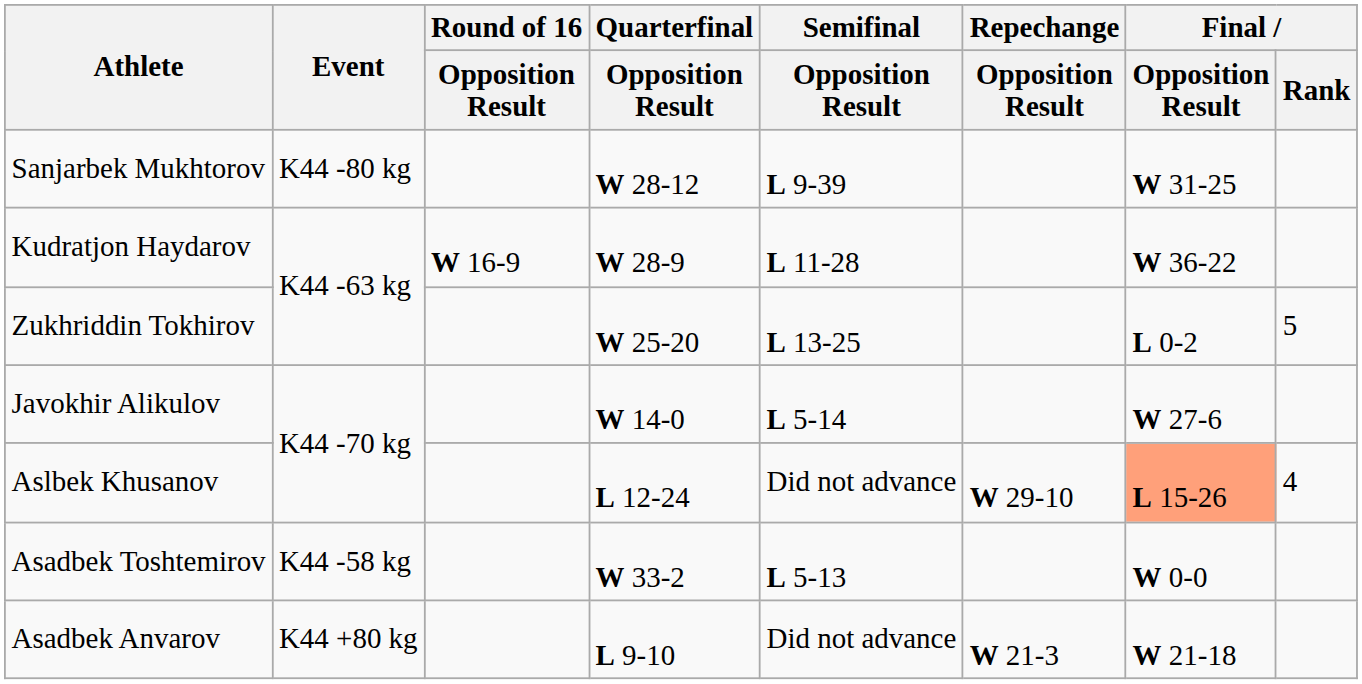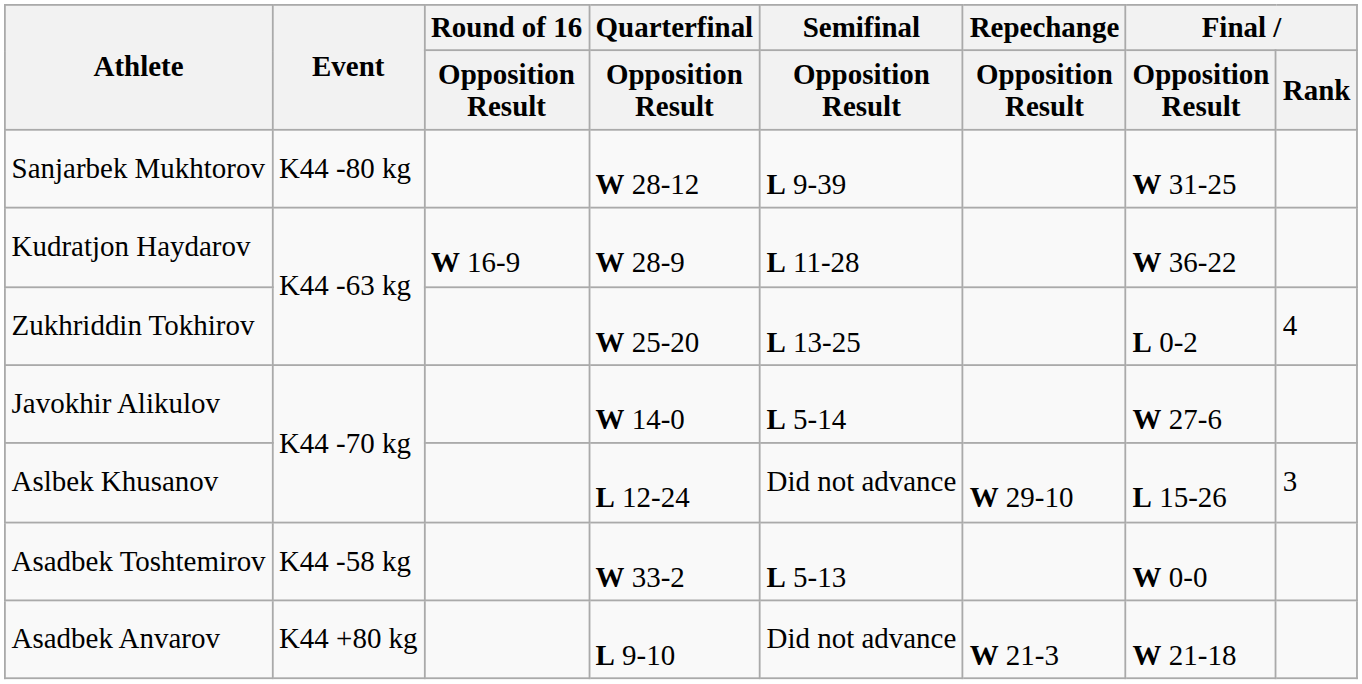(1290, 325) 5 -> (1290, 325) 4
(1180, 498) lightsalmon background -> (1180, 498) no background
(1290, 482) 4 -> (1290, 482) 3
